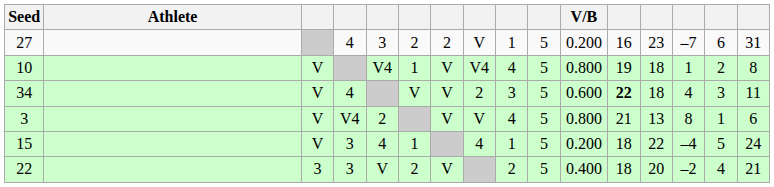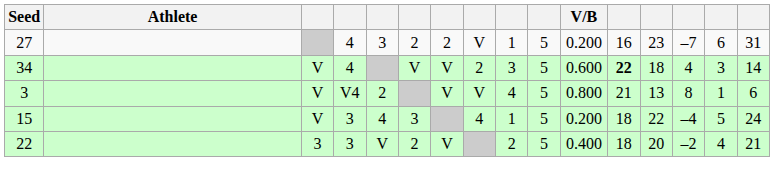- row: (24, 67)
(753, 93) 11 -> (753, 67) 14
(415, 144) 1 -> (415, 118) 3
